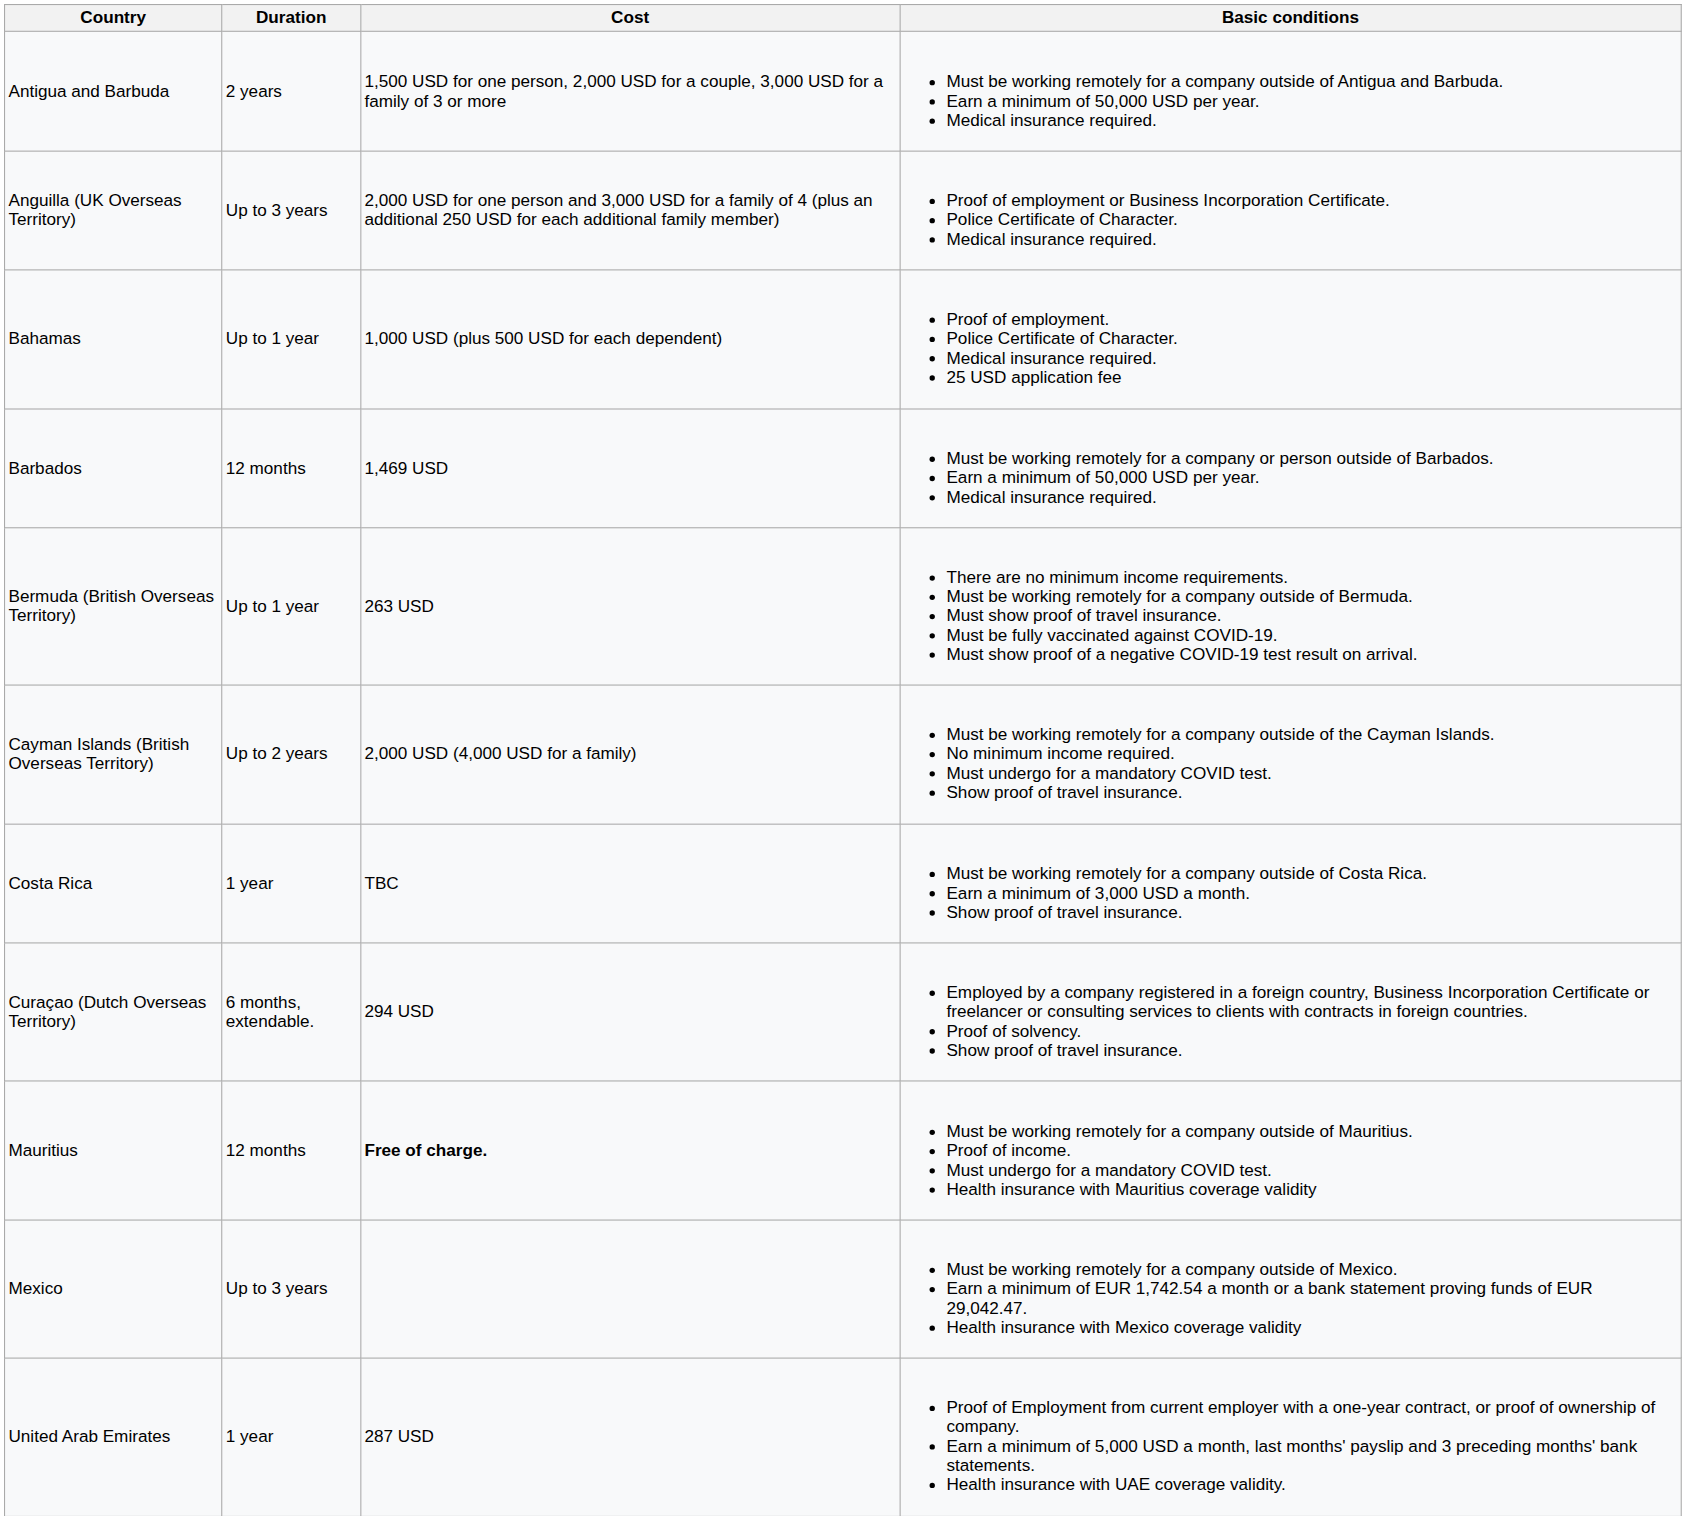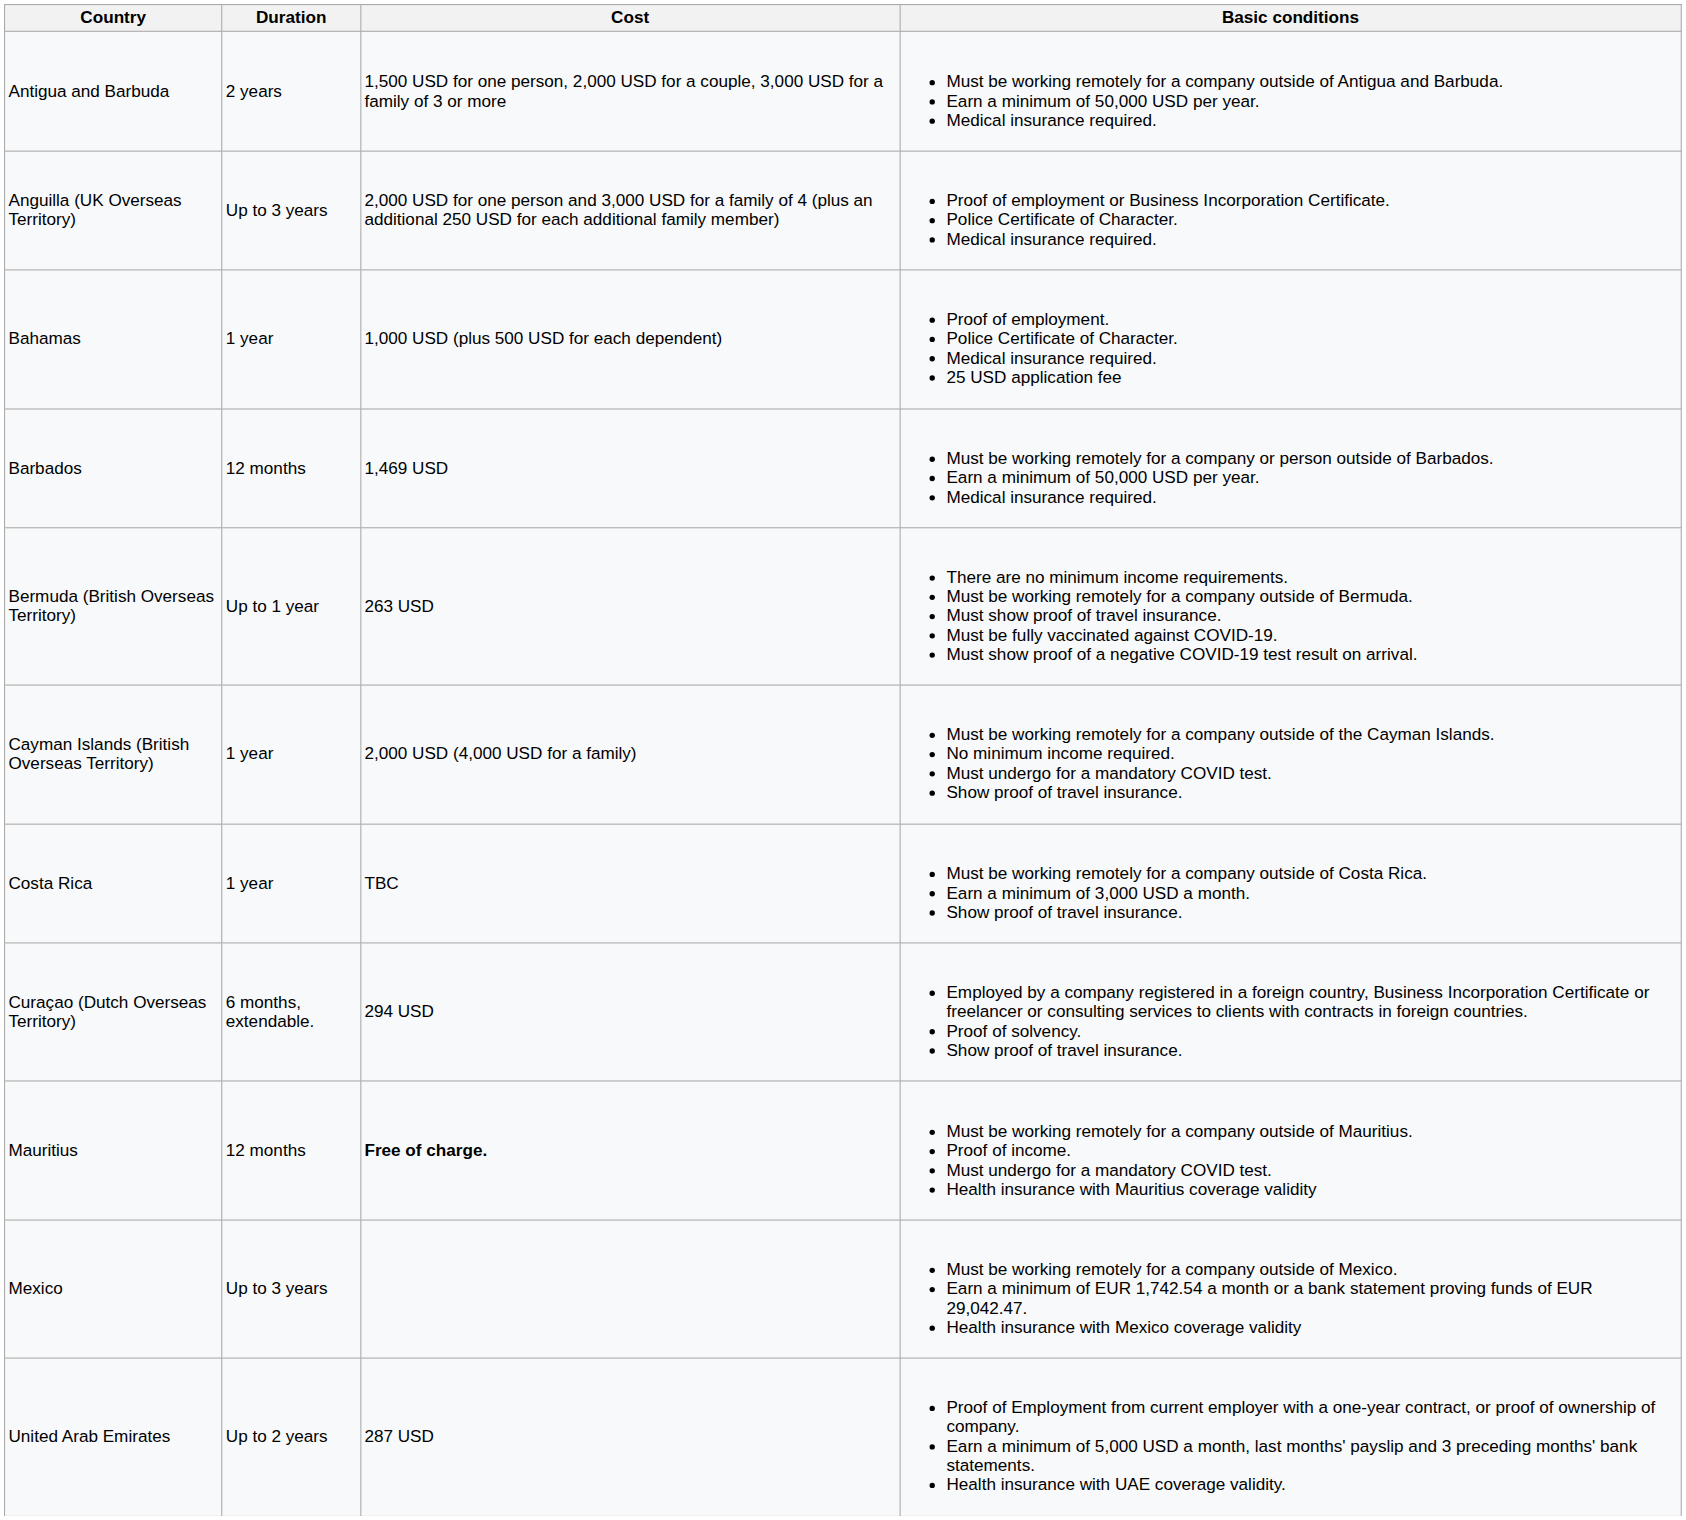(272, 339) Up to 1 year -> (250, 339) 1 year
(277, 754) Up to 2 years -> (250, 754) 1 year
(250, 1437) 1 year -> (277, 1437) Up to 2 years
